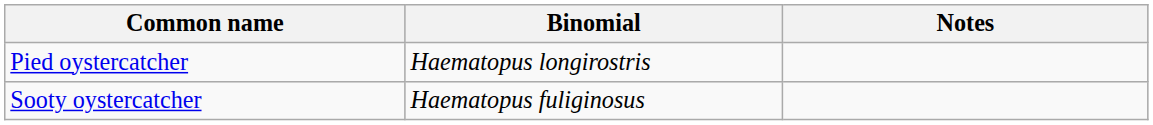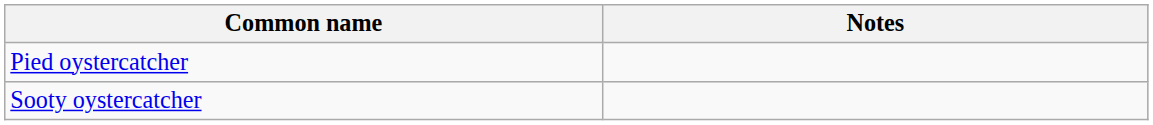- column: (594, 23)
